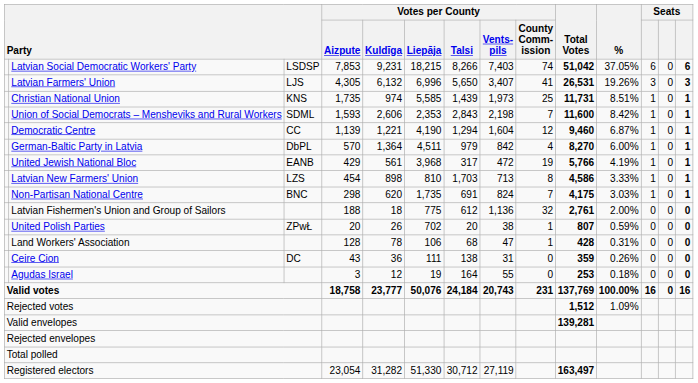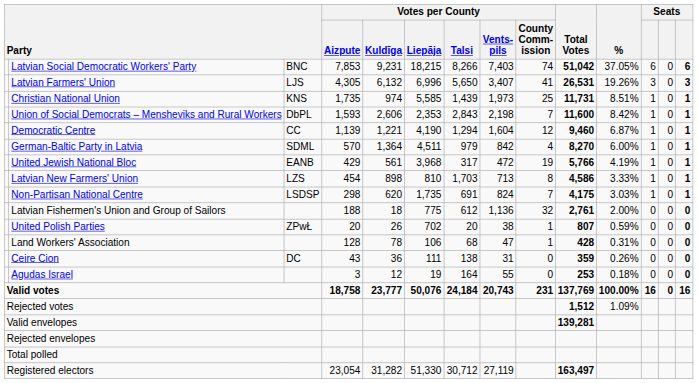(303, 67) LSDSP -> (297, 67) BNC
(300, 115) SDML -> (299, 115) DbPL
(299, 147) DbPL -> (300, 147) SDML
(297, 195) BNC -> (303, 195) LSDSP
